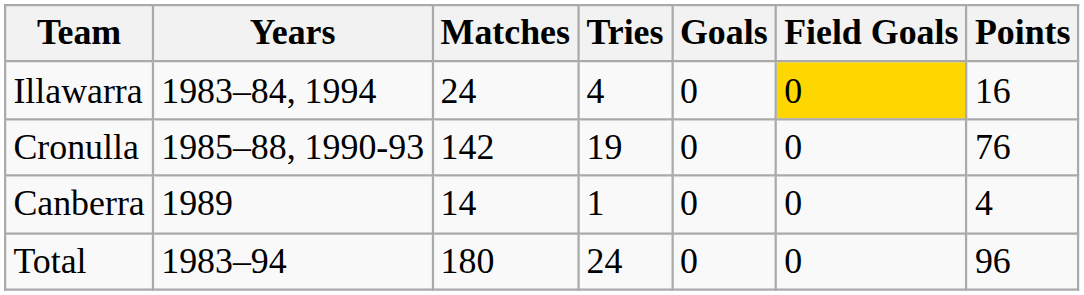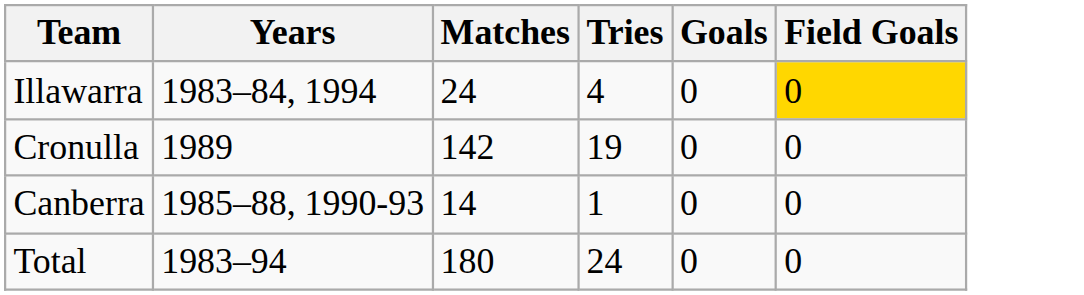- column: (1023, 32)
(293, 146) 1985–88, 1990-93 -> (197, 146) 1989
(197, 203) 1989 -> (293, 203) 1985–88, 1990-93
